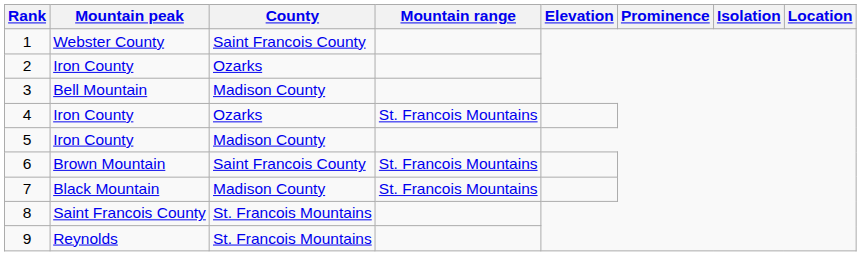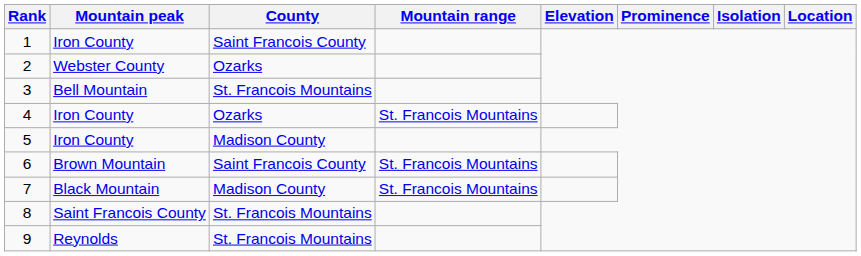(109, 41) Webster County -> (93, 41) Iron County
(93, 66) Iron County -> (109, 66) Webster County
(269, 90) Madison County -> (292, 90) St. Francois Mountains
